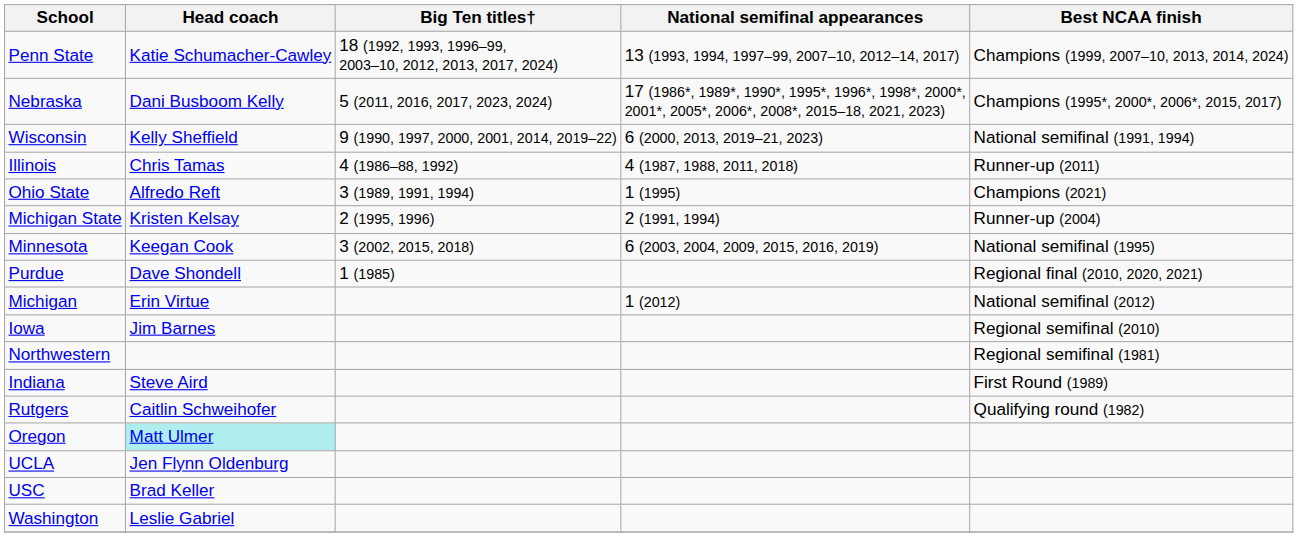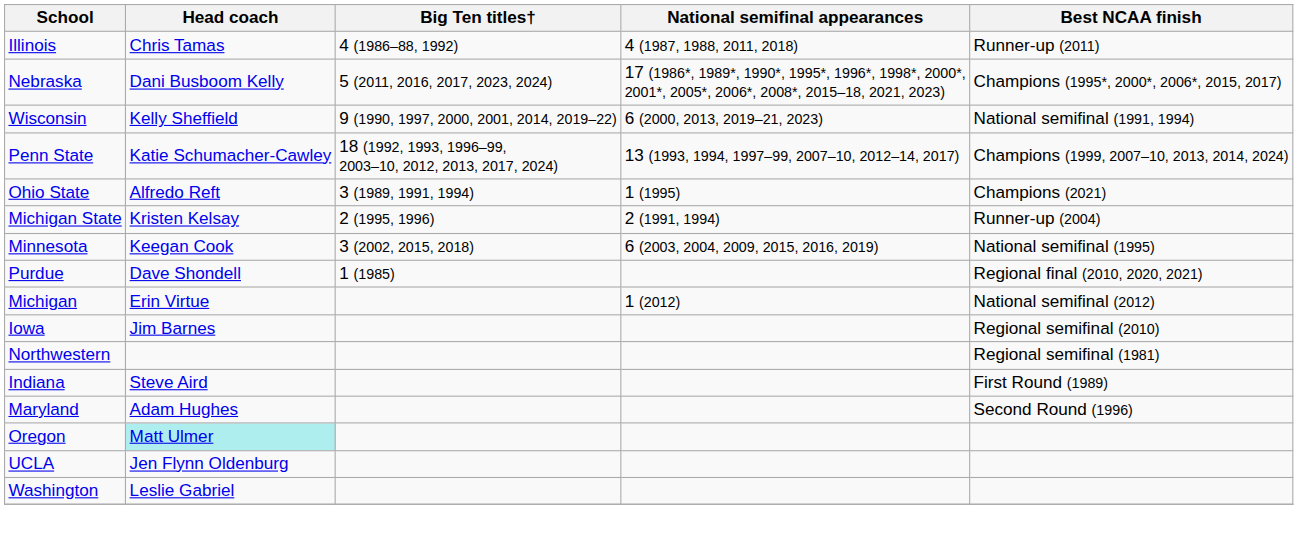rows swapped: (51, 54) <-> (32, 165)
+ row: (44, 409)
- row: (38, 409)
- row: (27, 491)
